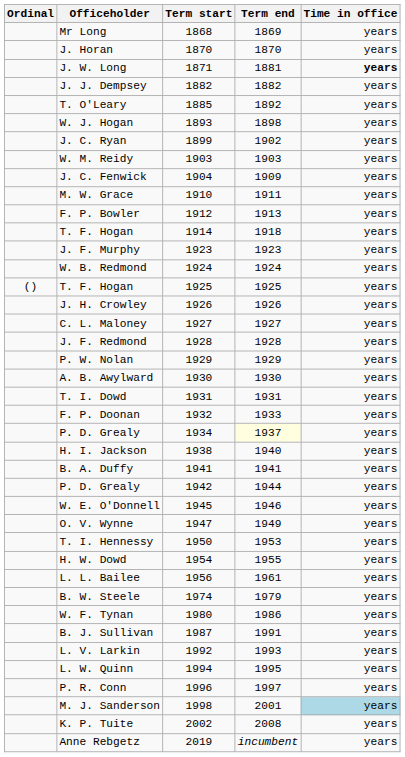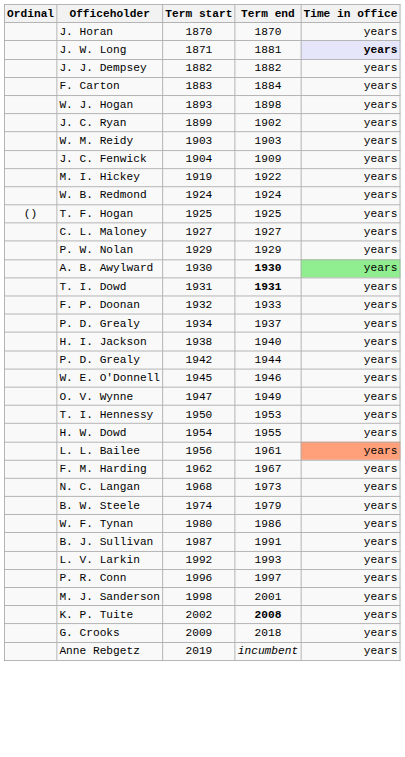- row: (83, 32)
(381, 68) no background -> (381, 50) lavender background
+ row: (90, 86)
- row: (93, 105)
- row: (96, 196)
- row: (100, 214)
- row: (96, 232)
+ row: (100, 178)
- row: (100, 250)
- row: (103, 305)
- row: (103, 342)
(268, 378) normal -> (268, 269) bold
(381, 378) no background -> (381, 269) lightgreen background
(268, 396) normal -> (268, 287) bold
(268, 433) lightyellow background -> (268, 323) no background
- row: (96, 469)
(381, 578) no background -> (381, 451) lightsalmon background
+ row: (103, 469)
+ row: (100, 487)
- row: (96, 670)
(381, 706) lightblue background -> (381, 597) no background
(268, 724) normal -> (268, 615) bold
+ row: (90, 633)
